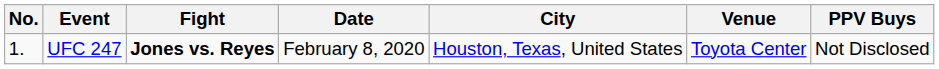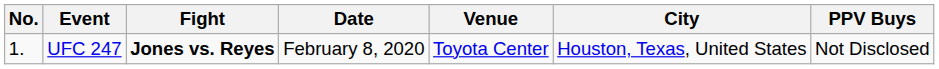columns swapped: (749, 19) <-> (558, 19)
